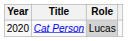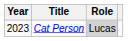(18, 28) 2020 -> (18, 28) 2023
